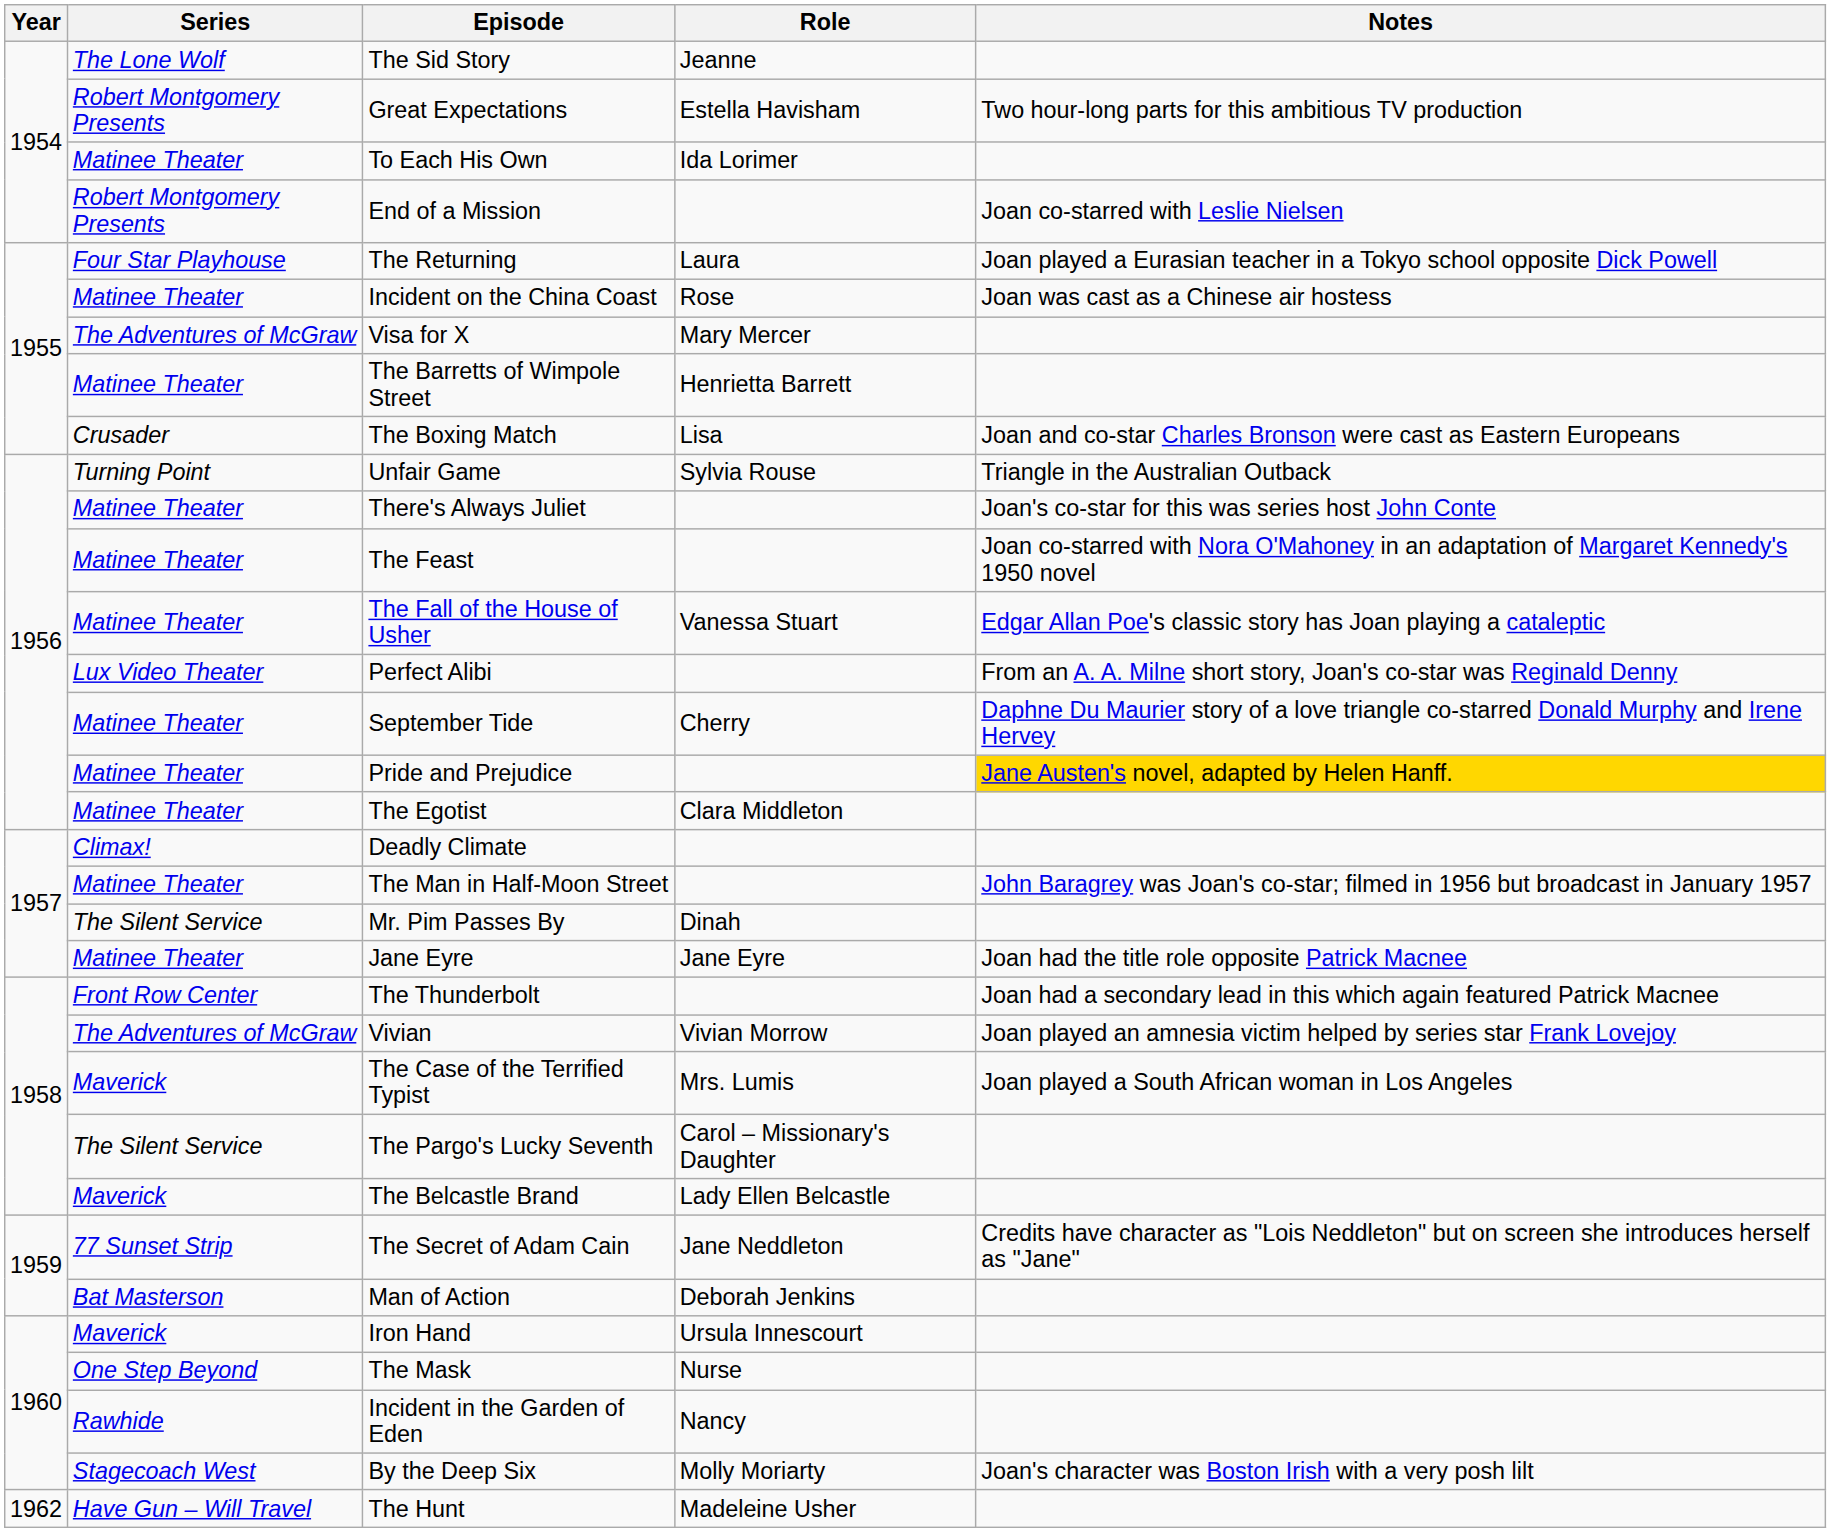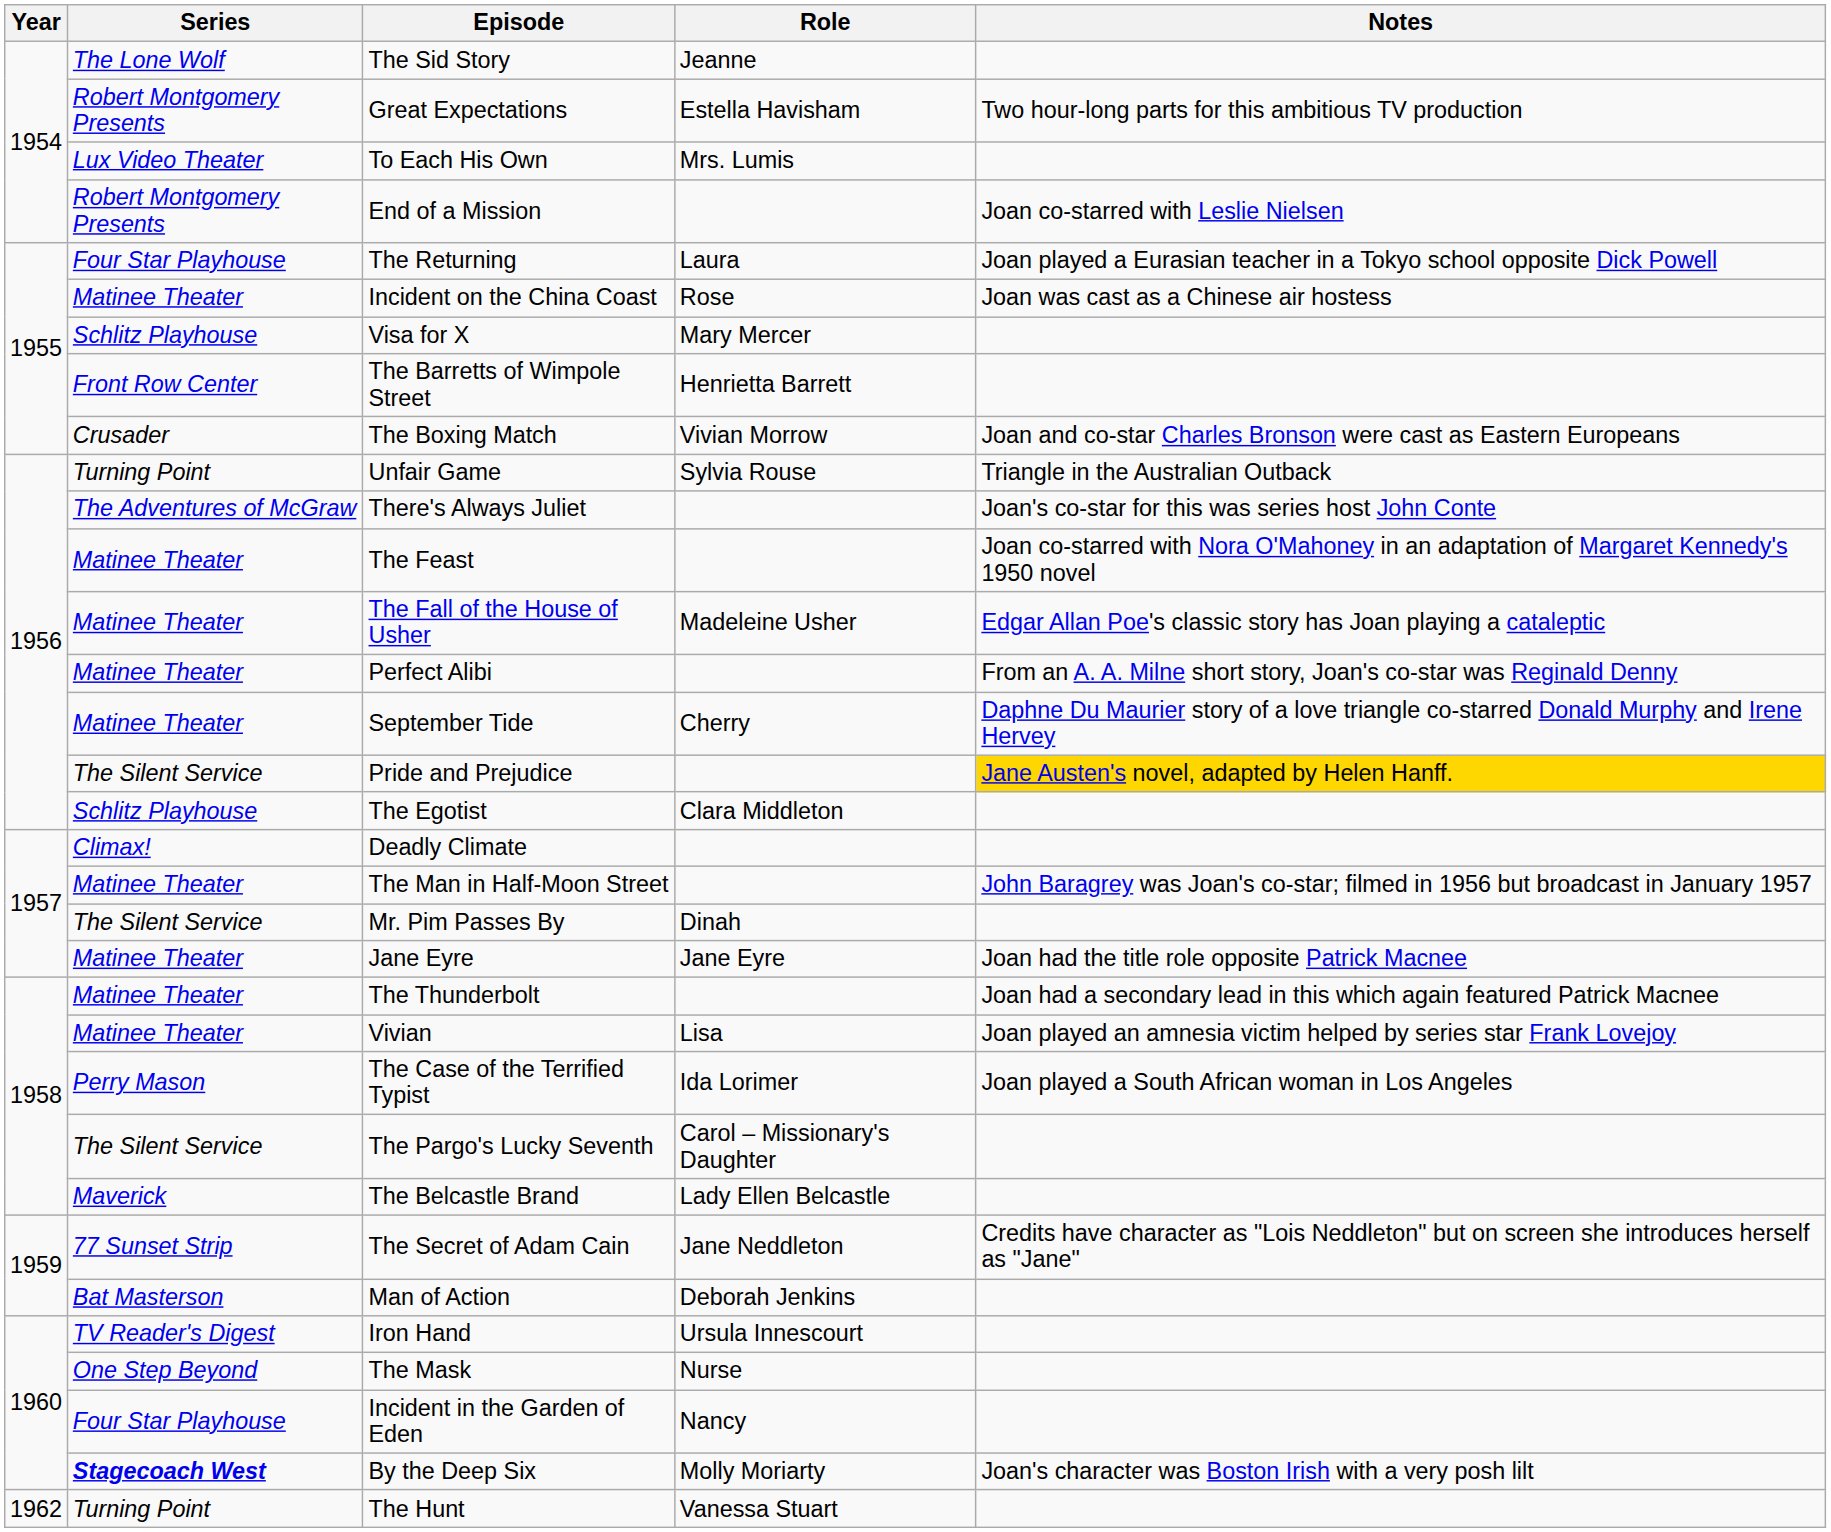(158, 160) Matinee Theater -> (168, 160) Lux Video Theater
(739, 160) Ida Lorimer -> (737, 160) Mrs. Lumis
(215, 334) The Adventures of McGraw -> (165, 334) Schlitz Playhouse
(158, 385) Matinee Theater -> (165, 385) Front Row Center
(701, 435) Lisa -> (754, 435) Vivian Morrow
(158, 509) Matinee Theater -> (215, 509) The Adventures of McGraw
(759, 622) Vanessa Stuart -> (768, 622) Madeleine Usher
(168, 673) Lux Video Theater -> (158, 673) Matinee Theater
(158, 773) Matinee Theater -> (168, 773) The Silent Service
(158, 810) Matinee Theater -> (165, 810) Schlitz Playhouse
(165, 995) Front Row Center -> (158, 995) Matinee Theater
(215, 1032) The Adventures of McGraw -> (158, 1032) Matinee Theater
(754, 1032) Vivian Morrow -> (701, 1032) Lisa
(120, 1082) Maverick -> (139, 1082) Perry Mason
(737, 1082) Mrs. Lumis -> (739, 1082) Ida Lorimer
(120, 1333) Maverick -> (174, 1333) TV Reader's Digest
(118, 1421) Rawhide -> (179, 1421) Four Star Playhouse
(164, 1471) normal -> (169, 1471) bold
(192, 1508) Have Gun – Will Travel -> (141, 1508) Turning Point
(768, 1508) Madeleine Usher -> (759, 1508) Vanessa Stuart
